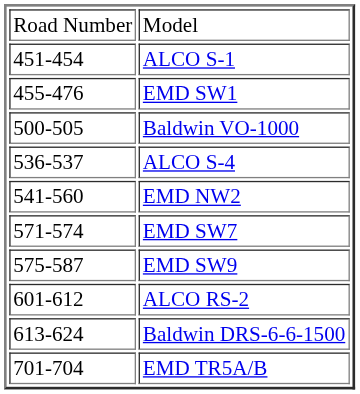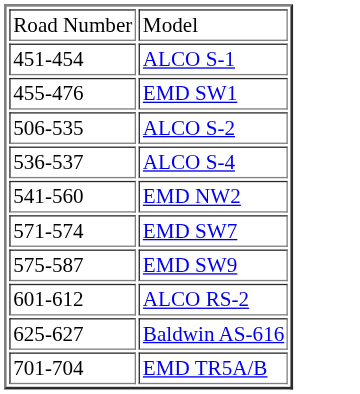- row: (221, 127)
+ row: (189, 127)
- row: (244, 333)
+ row: (214, 333)
